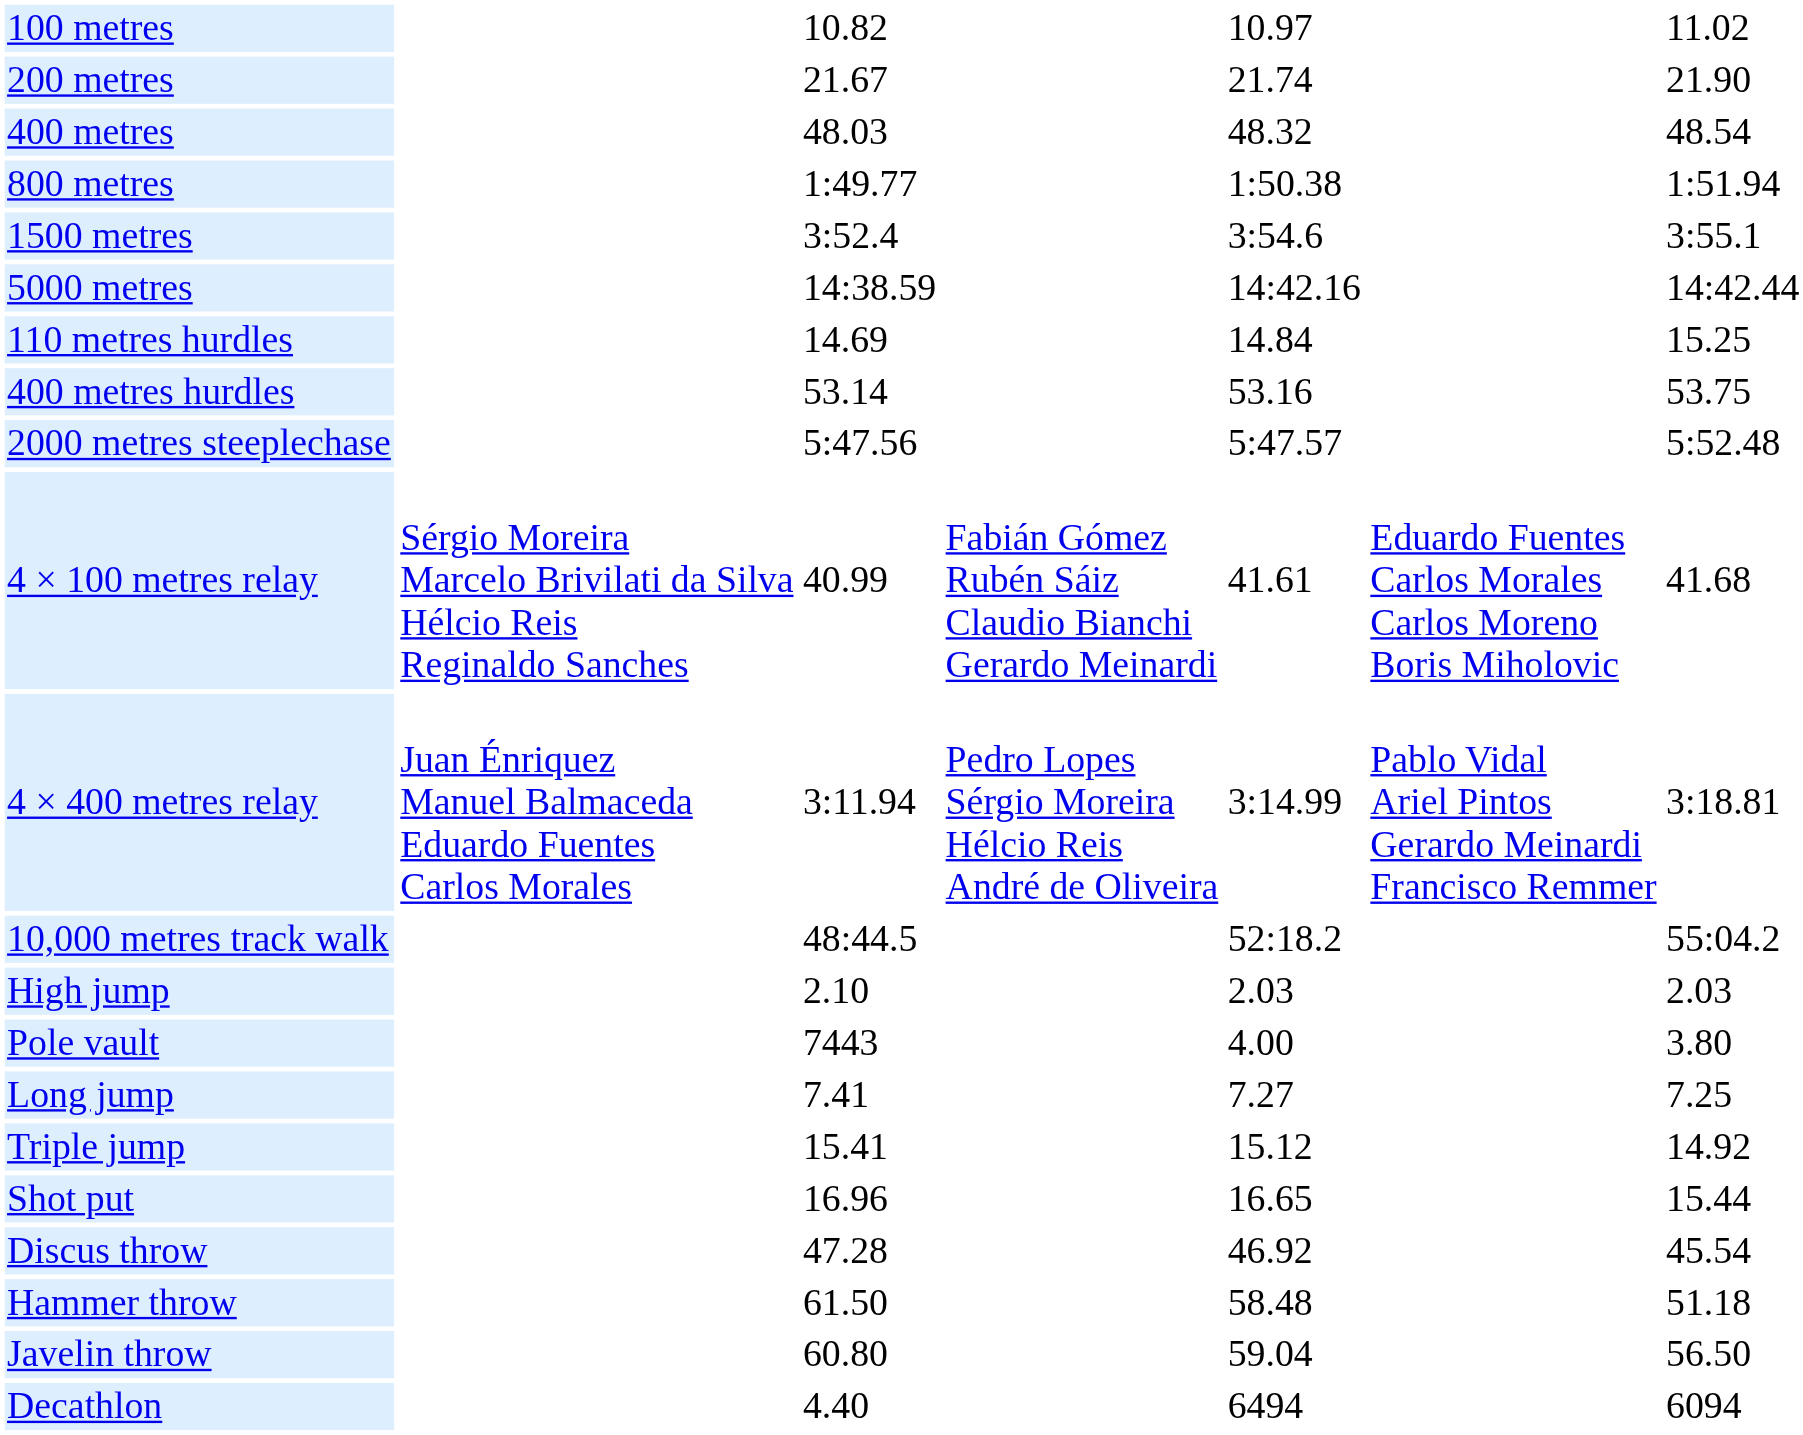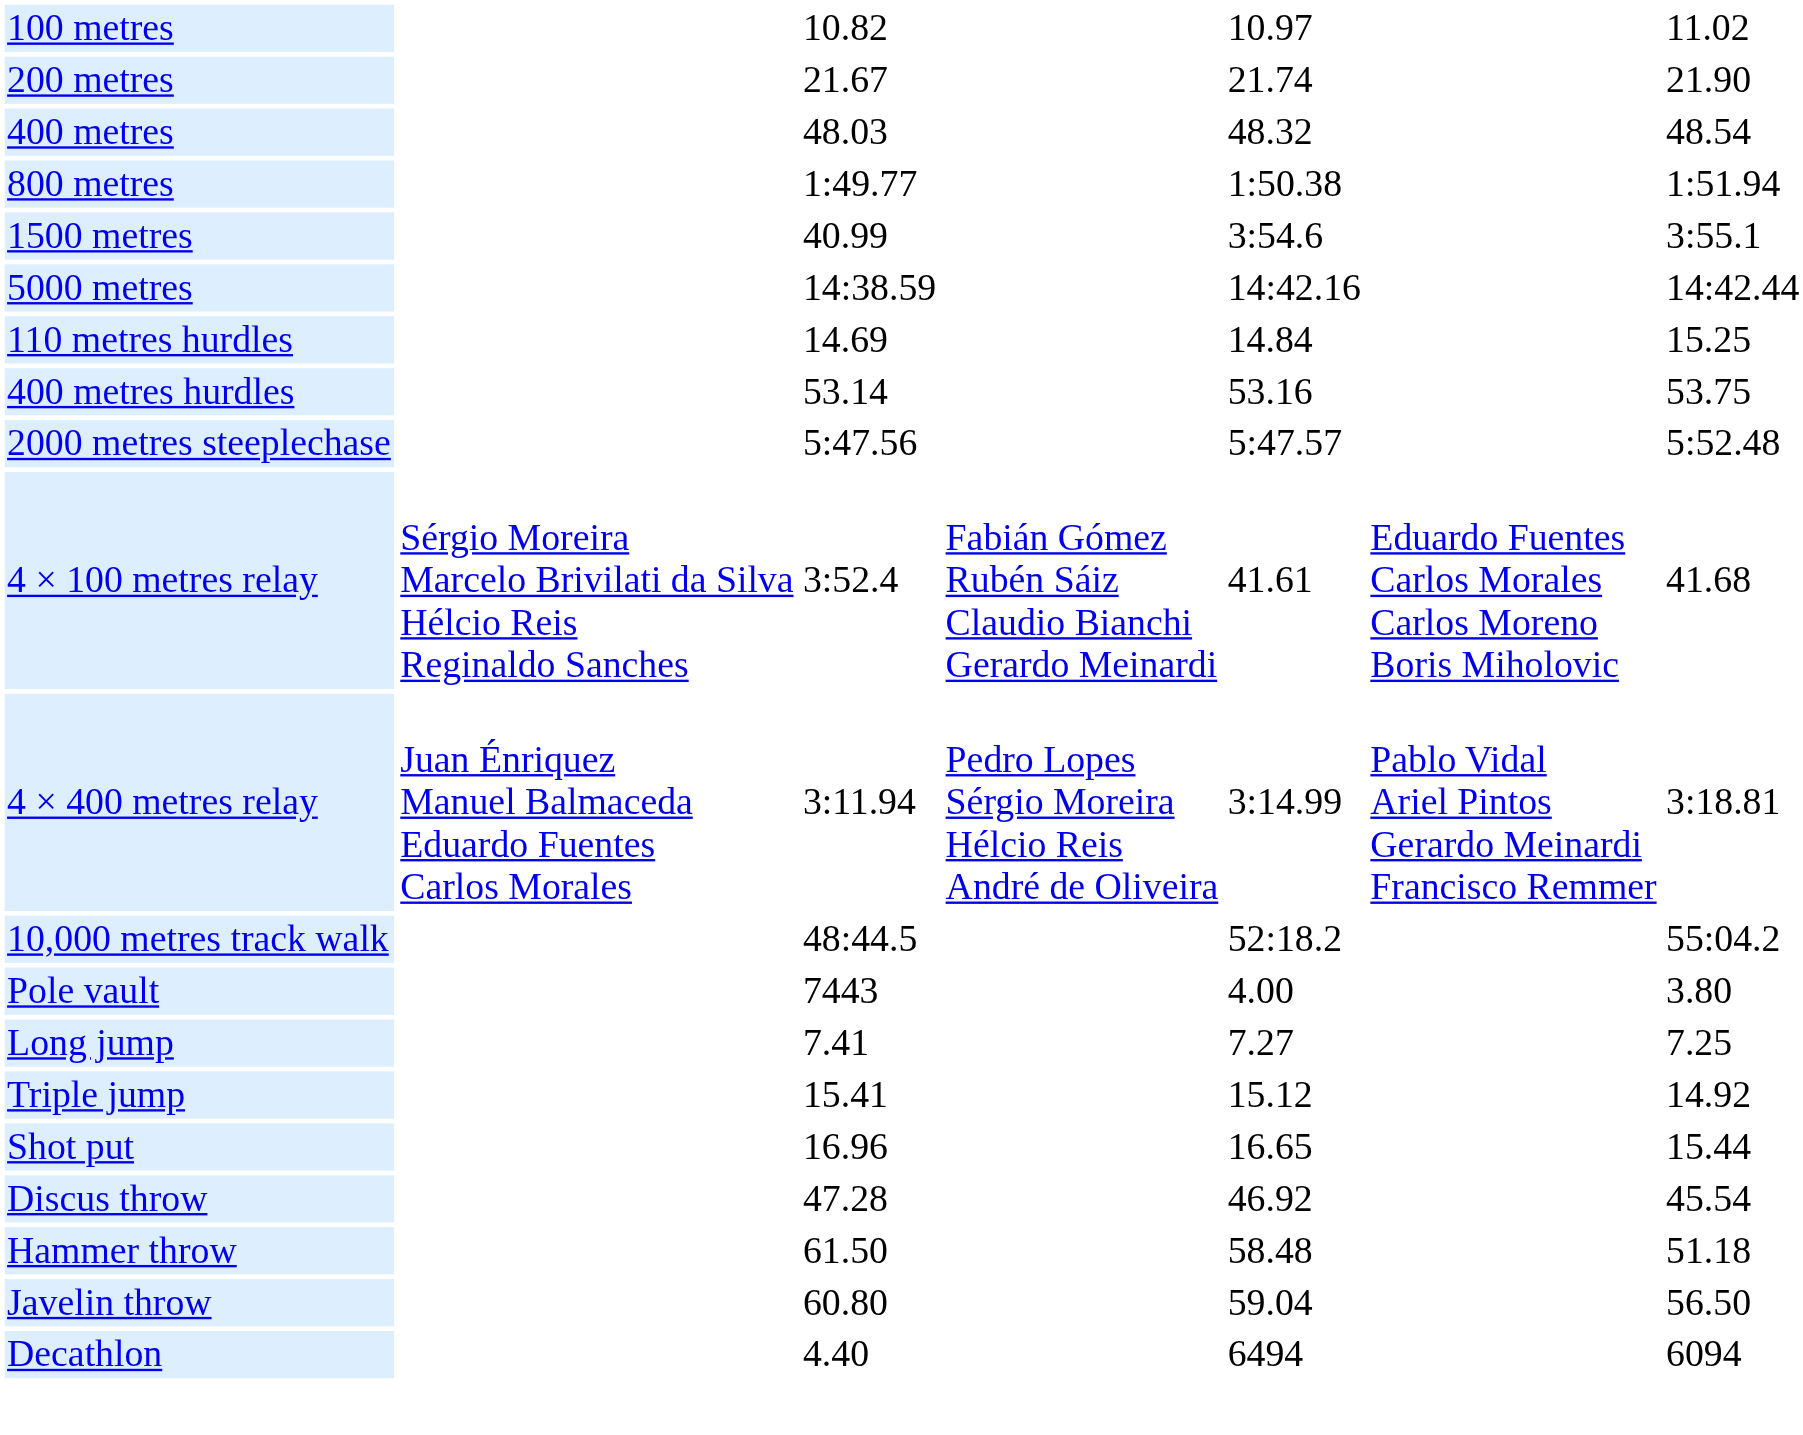(851, 235) 3:52.4 -> (845, 235) 40.99
(845, 579) 40.99 -> (851, 579) 3:52.4
- row: (88, 990)
